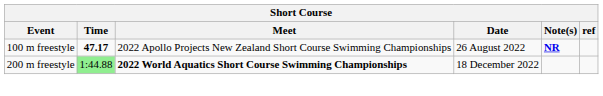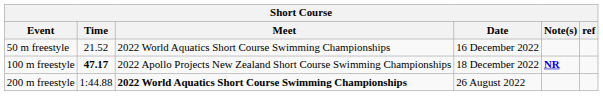+ row: (38, 47)
(491, 47) 26 August 2022 -> (498, 64) 18 December 2022
(96, 64) lightgreen background -> (96, 82) no background
(498, 64) 18 December 2022 -> (491, 82) 26 August 2022
